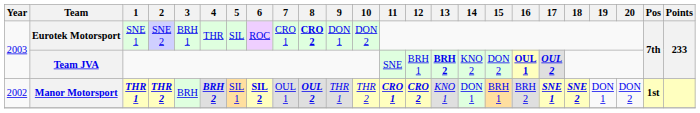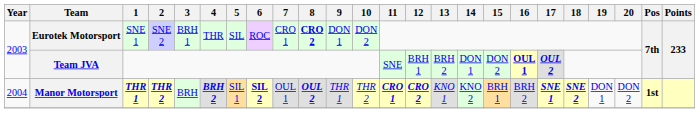(445, 64) bold -> (444, 64) normal
(472, 64) KNO 2 -> (470, 64) DON 1
(17, 92) 2002 -> (17, 92) 2004
(472, 92) DON 1 -> (470, 92) KNO 2
